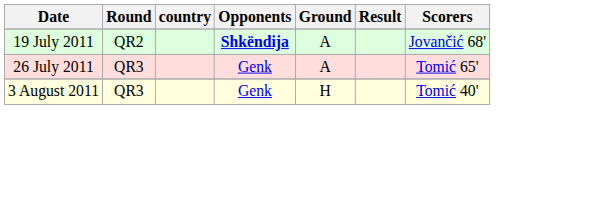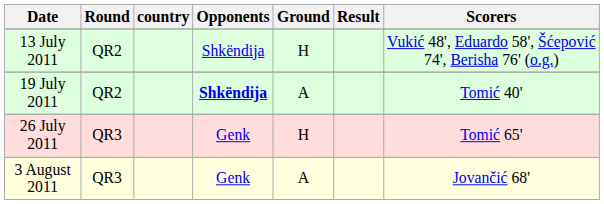+ row: (43, 50)
(447, 41) Jovančić 68' -> (491, 93) Tomić 40'
(325, 66) A -> (303, 135) H
(325, 91) H -> (303, 178) A
(447, 91) Tomić 40' -> (491, 178) Jovančić 68'
